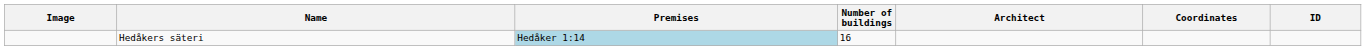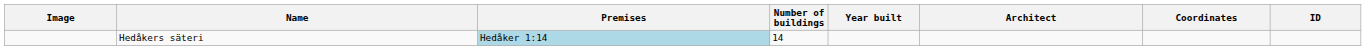+ column: (874, 17)
(845, 38) 16 -> (778, 38) 14
